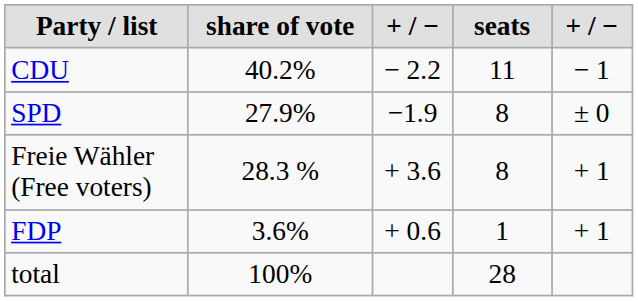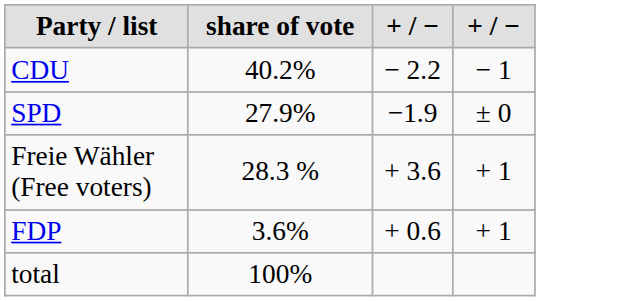- column: (502, 26)
